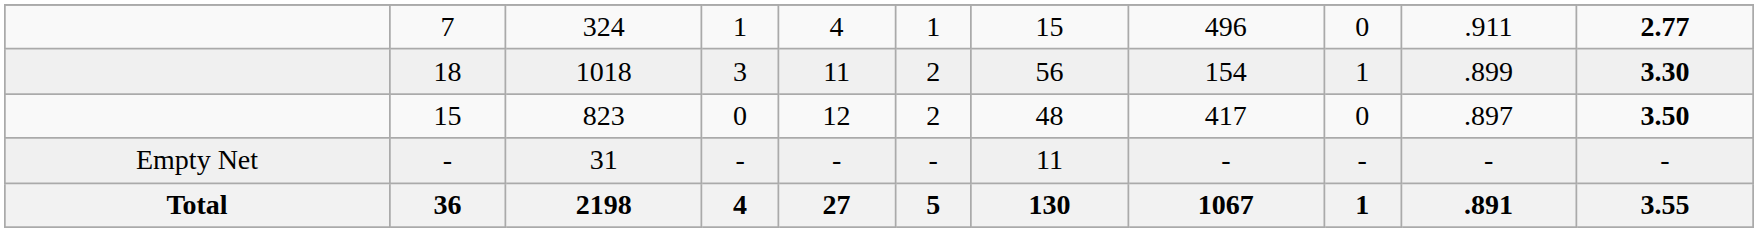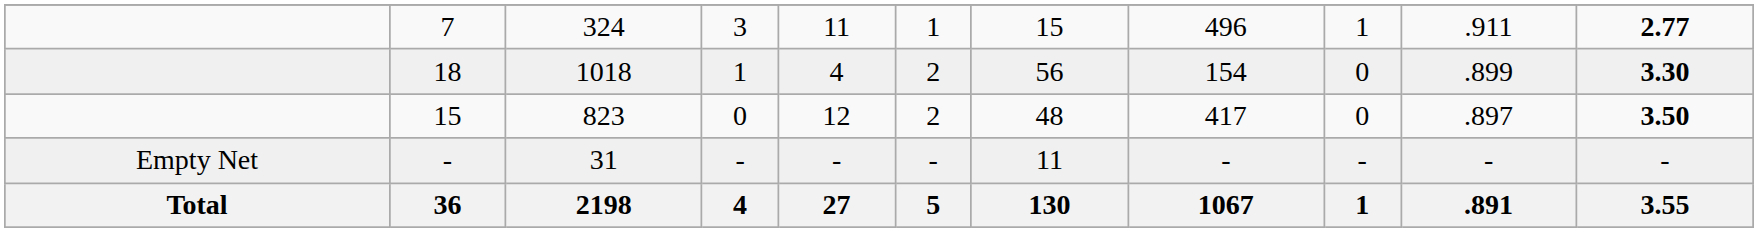(740, 26) 1 -> (740, 26) 3
(837, 26) 4 -> (837, 26) 11
(1362, 26) 0 -> (1362, 26) 1
(740, 71) 3 -> (740, 71) 1
(837, 71) 11 -> (837, 71) 4
(1362, 71) 1 -> (1362, 71) 0
